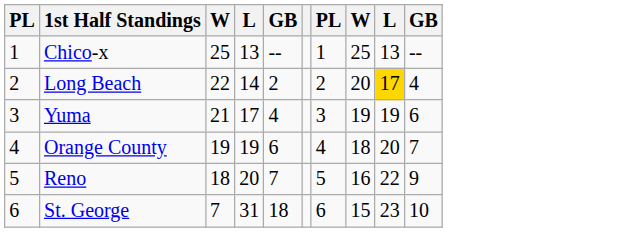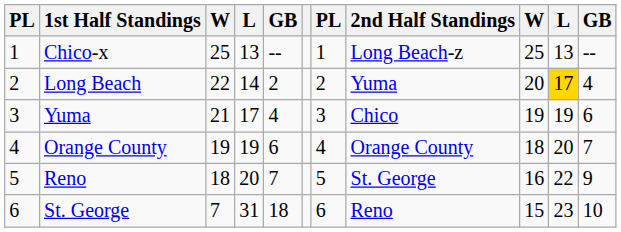+ column: (433, 20)
